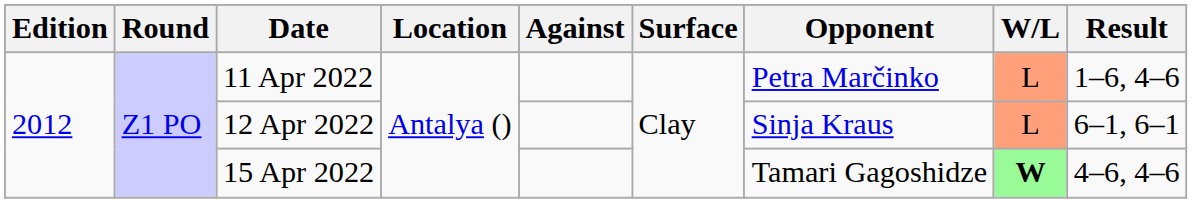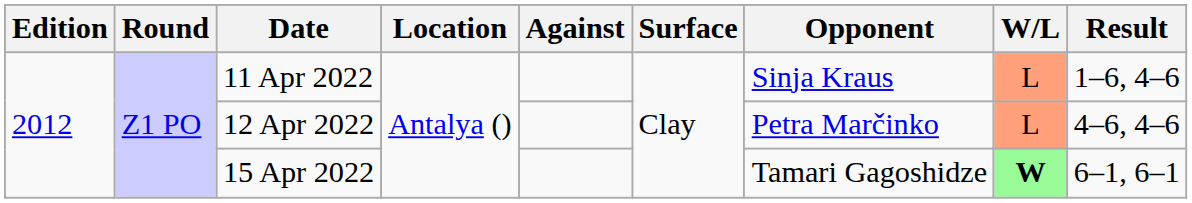(845, 76) Petra Marčinko -> (823, 76) Sinja Kraus
(823, 124) Sinja Kraus -> (845, 124) Petra Marčinko
(1127, 124) 6–1, 6–1 -> (1127, 124) 4–6, 4–6
(1127, 172) 4–6, 4–6 -> (1127, 172) 6–1, 6–1
